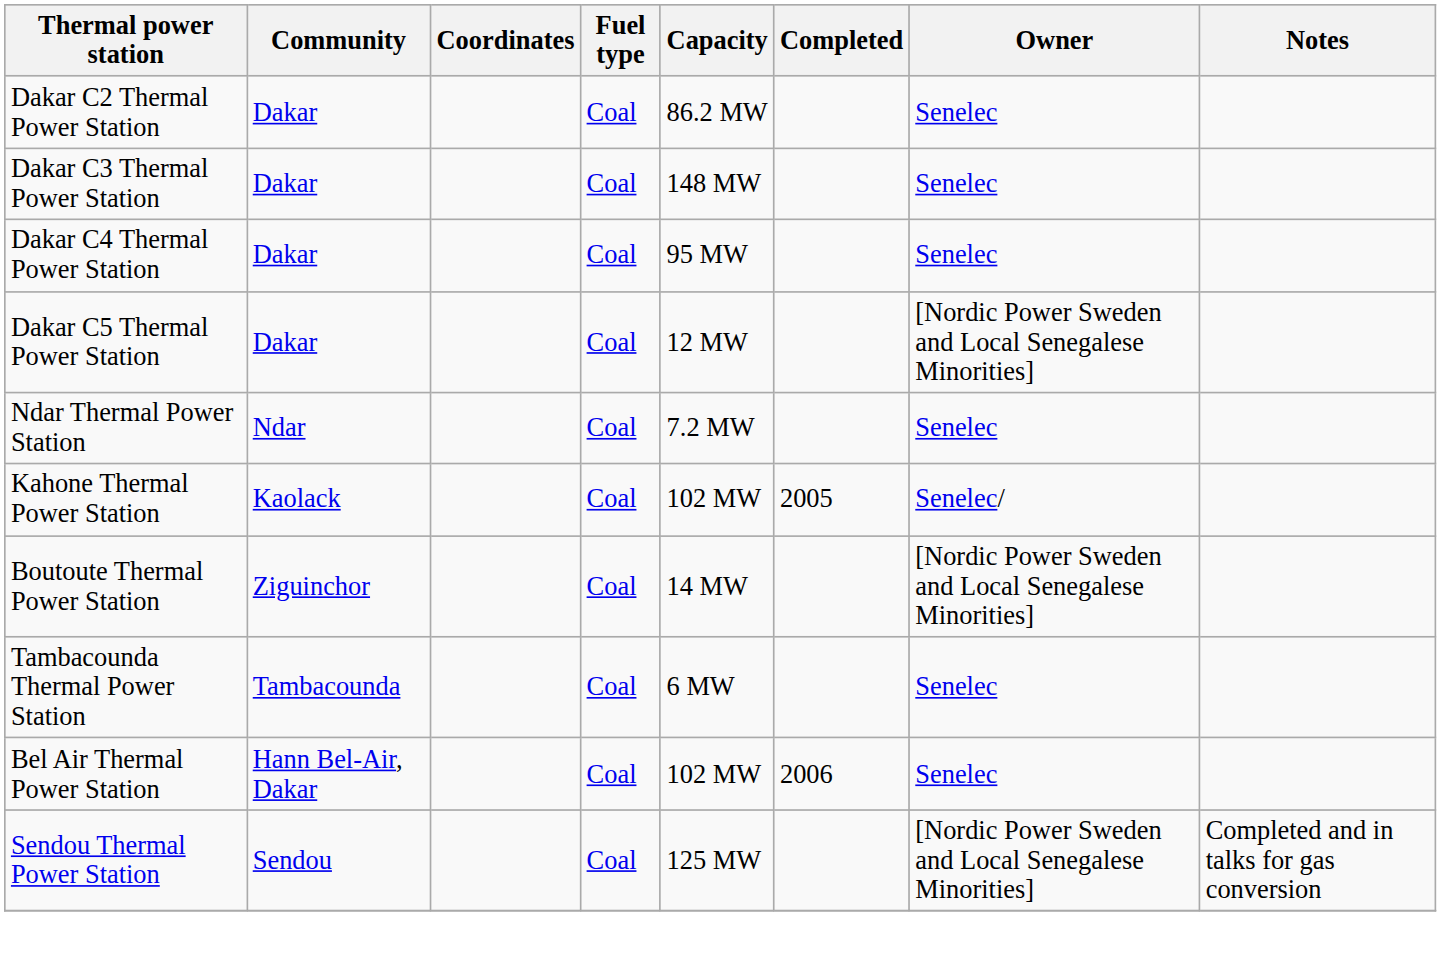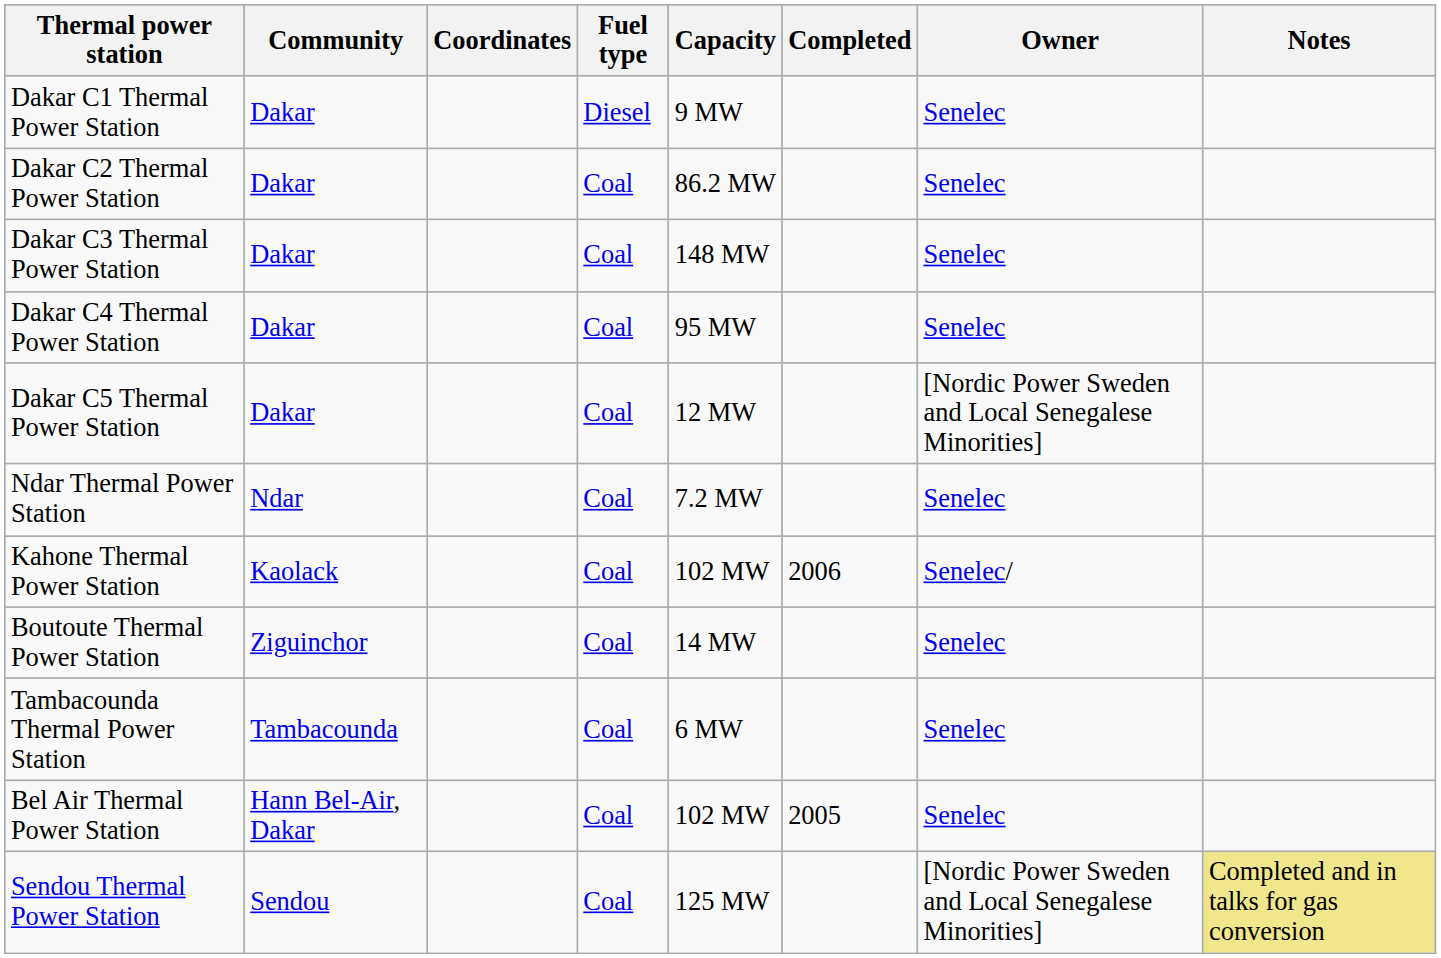+ row: (110, 111)
(806, 499) 2005 -> (815, 570) 2006
(1038, 585) [Nordic Power Sweden and Local Senegalese Minorities] -> (965, 642) Senelec
(806, 773) 2006 -> (815, 815) 2005
(1300, 859) no background -> (1303, 901) khaki background
